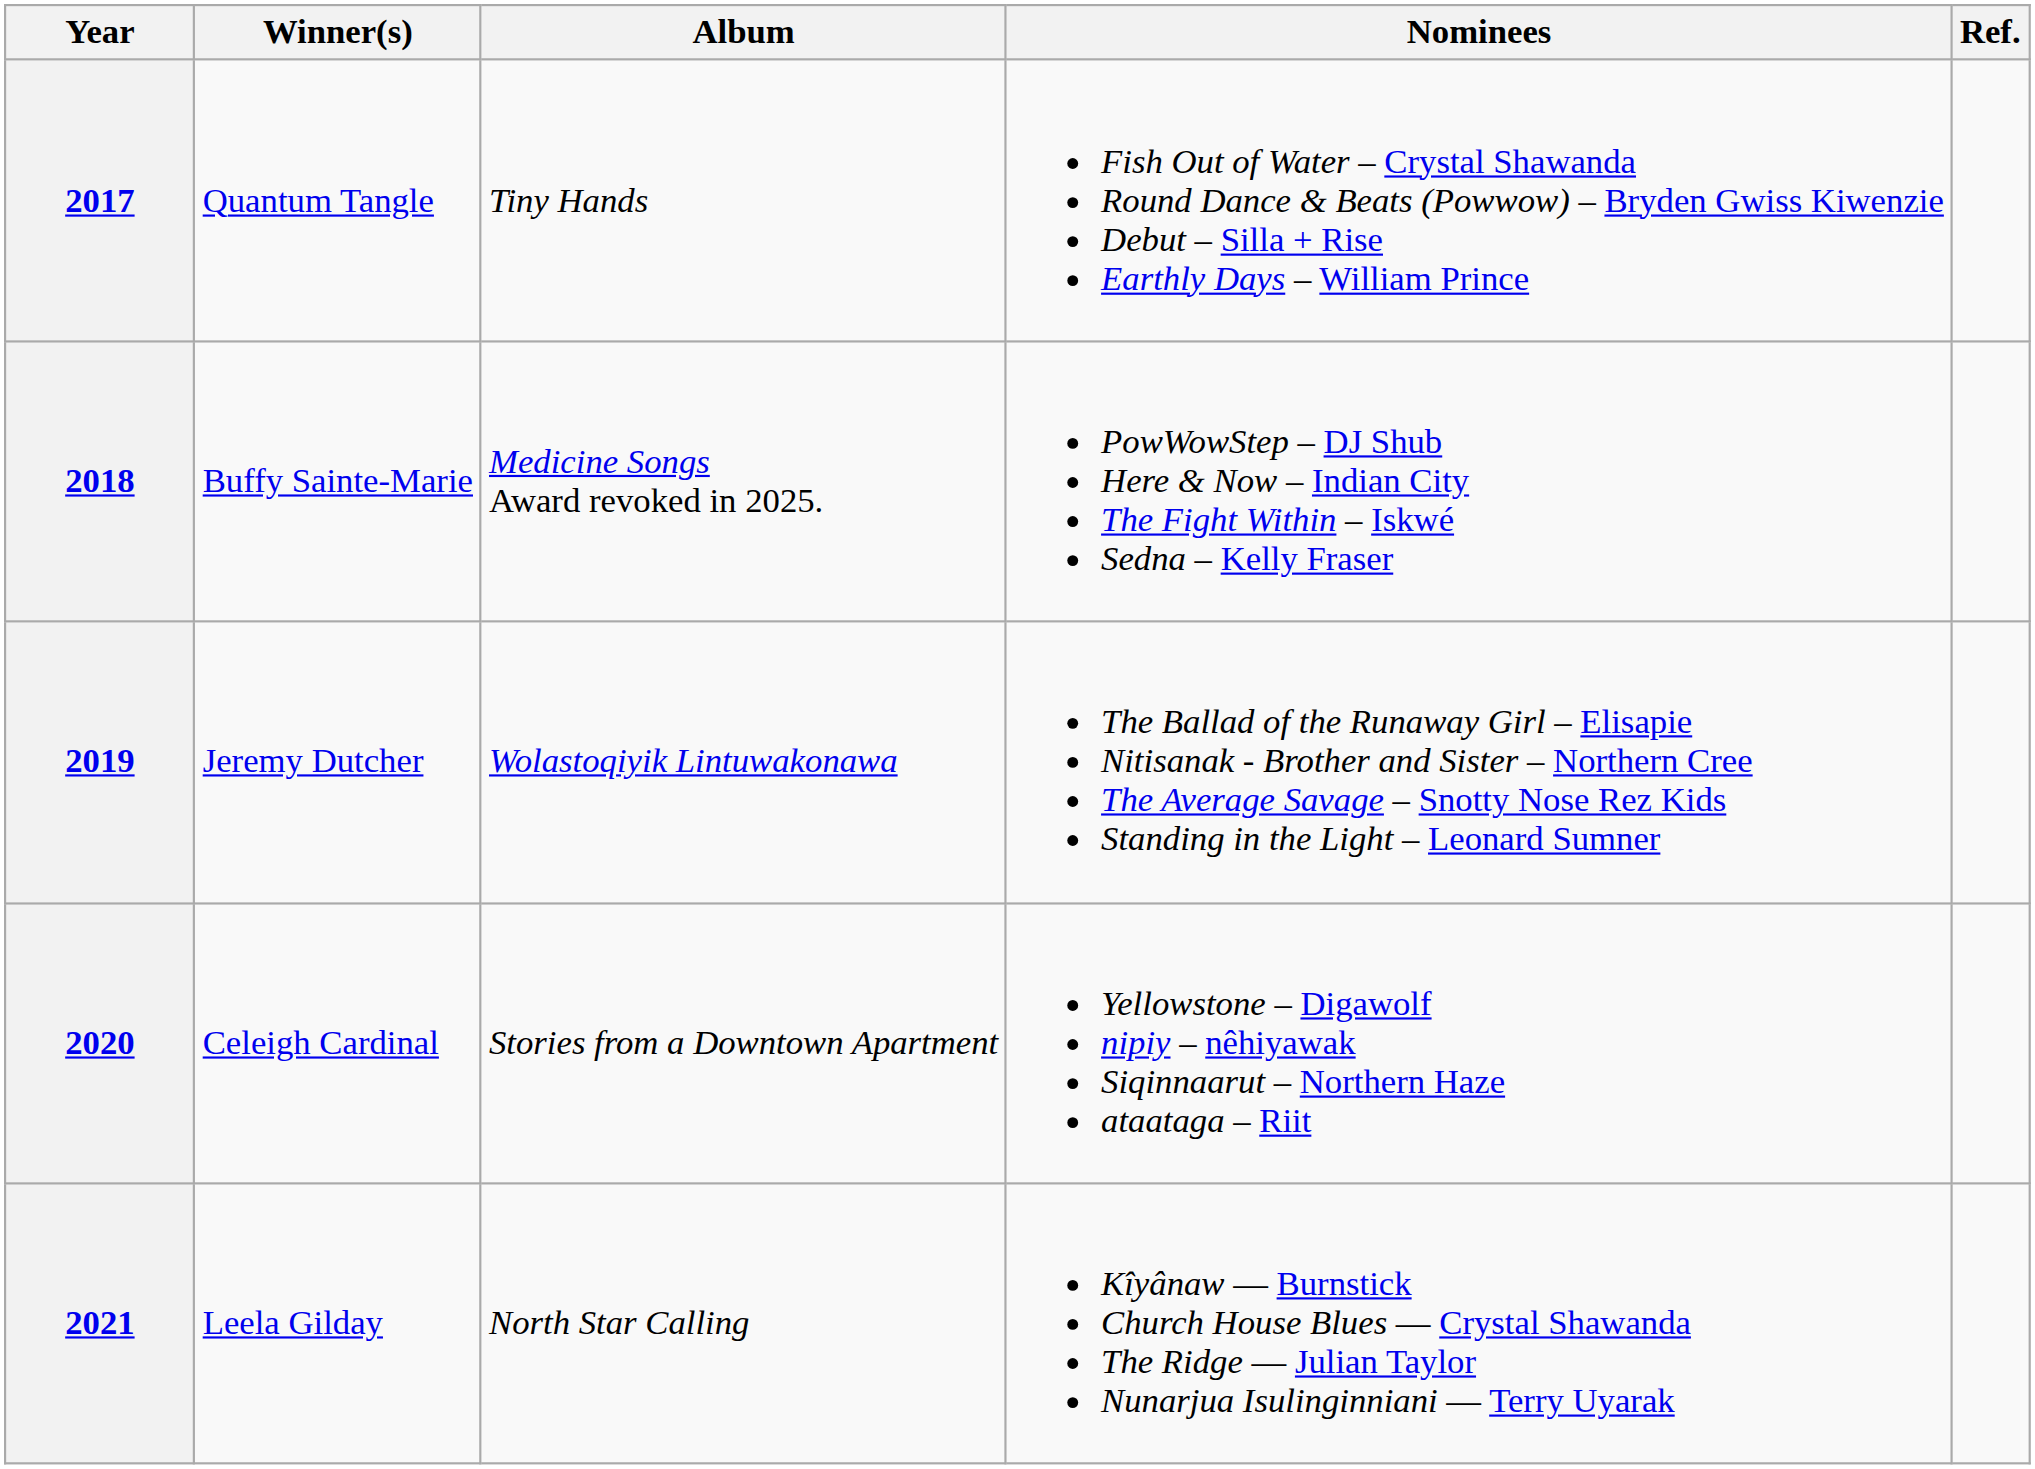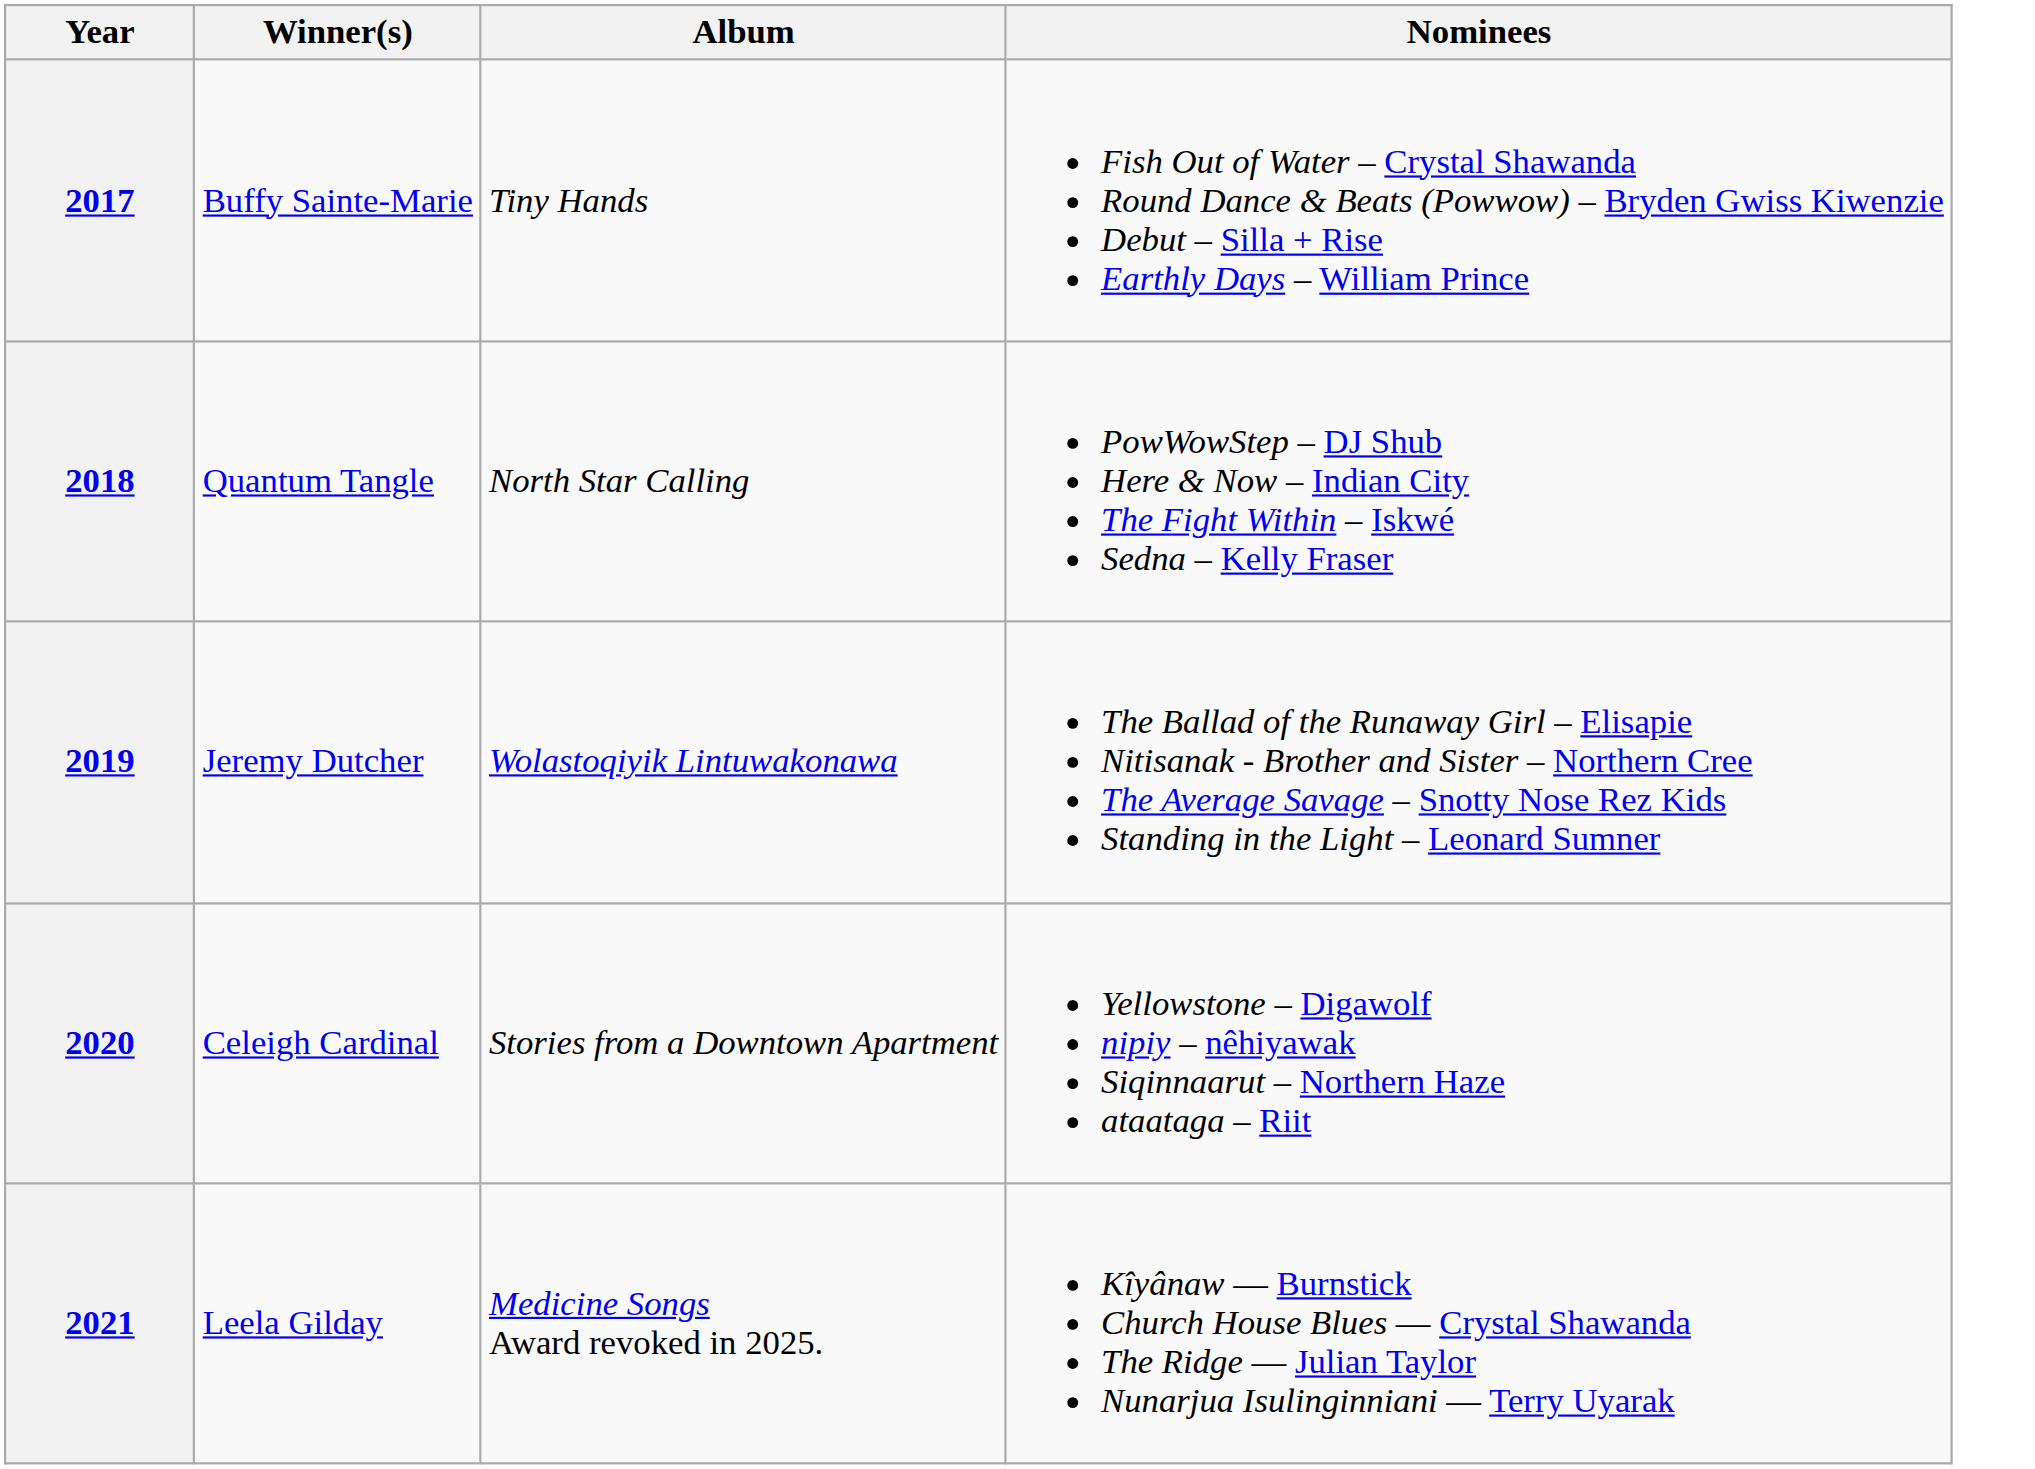- column: (1990, 32)
(318, 199) Quantum Tangle -> (338, 199) Buffy Sainte-Marie
(338, 480) Buffy Sainte-Marie -> (318, 480) Quantum Tangle
(656, 480) Medicine Songs Award revoked in 2025. -> (619, 480) North Star Calling
(619, 1322) North Star Calling -> (656, 1322) Medicine Songs Award revoked in 2025.
